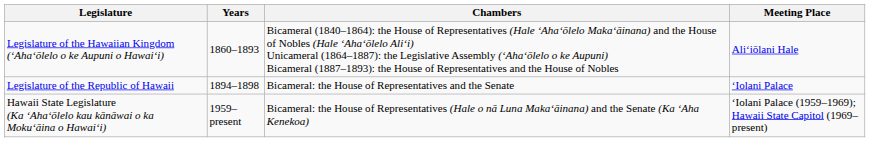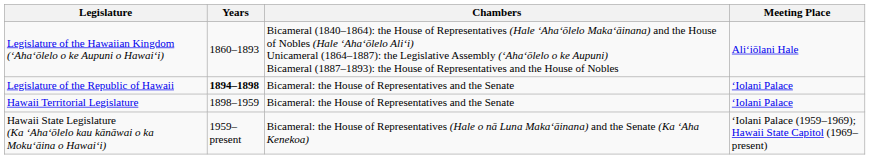(234, 85) normal -> (234, 85) bold
+ row: (73, 103)
